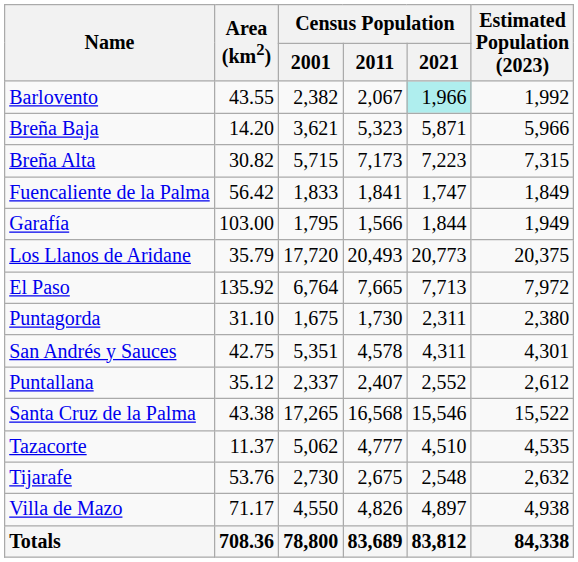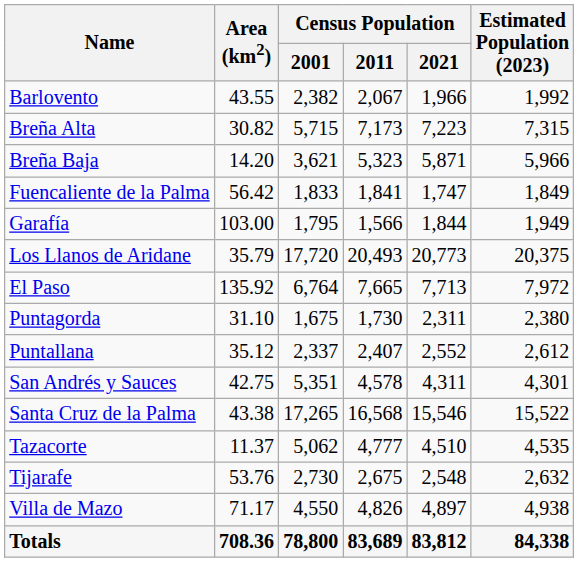(444, 97) paleturquoise background -> (444, 97) no background
rows swapped: (52, 160) <-> (54, 128)
rows swapped: (51, 382) <-> (93, 350)
